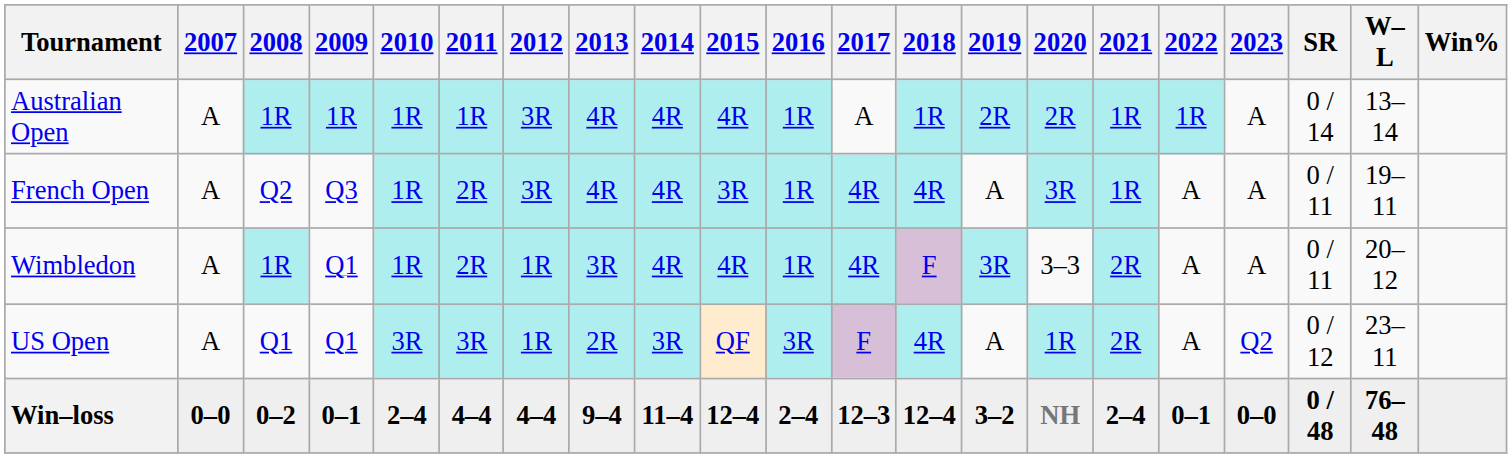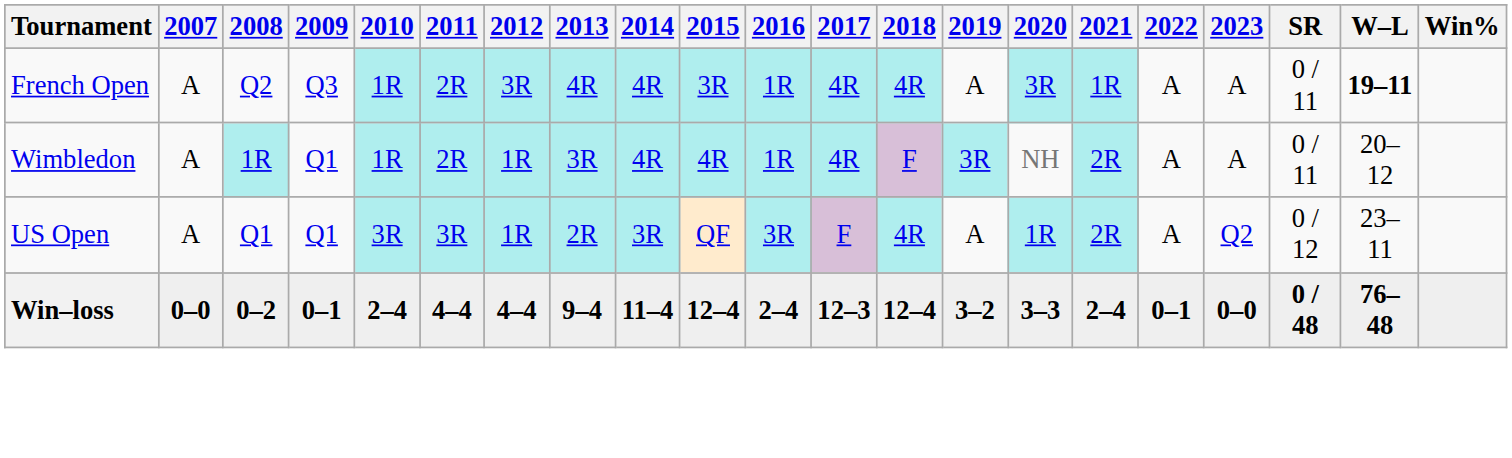- row: (66, 116)
(1385, 191) normal -> (1380, 85) bold
(1060, 265) 3–3 -> (1040, 160) NH
(1060, 415) NH -> (1040, 309) 3–3
